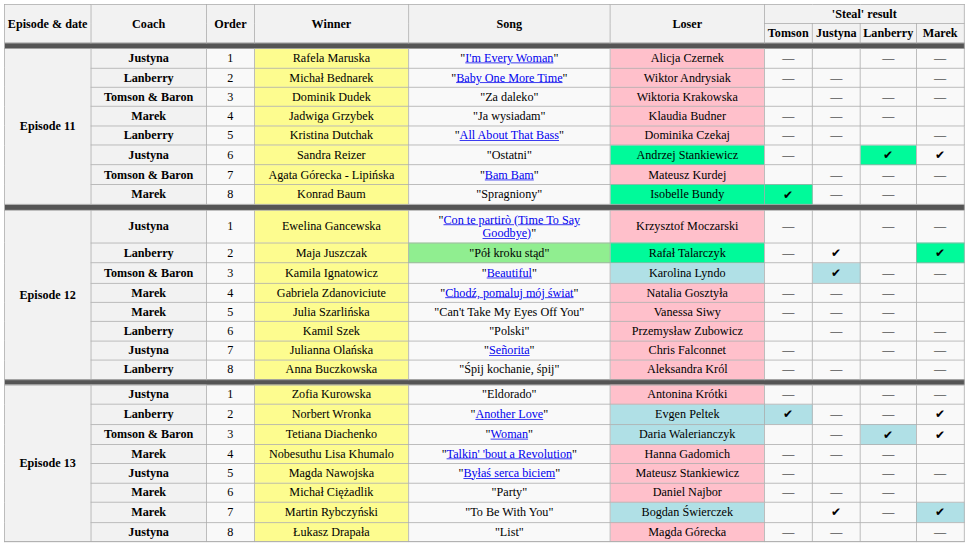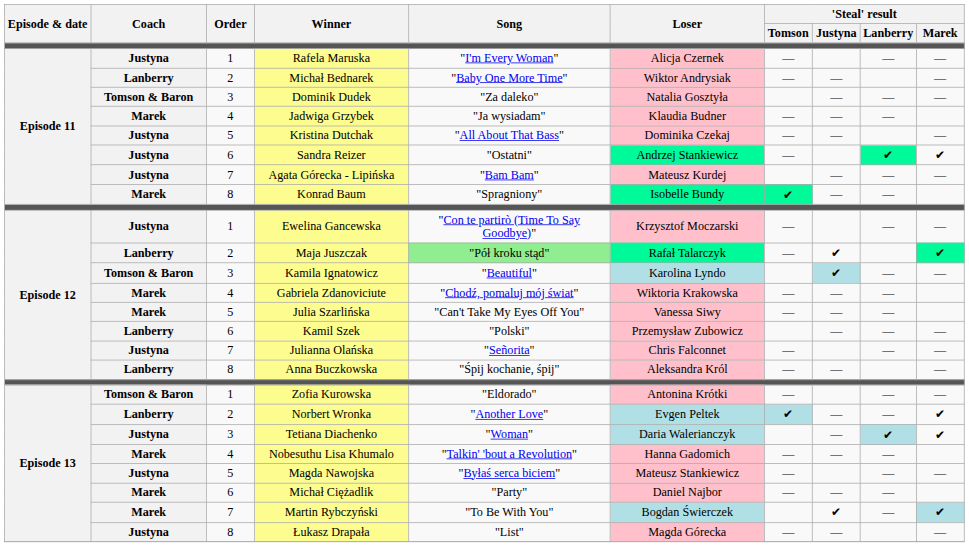(687, 96) Wiktoria Krakowska -> (687, 96) Natalia Gosztyła
(149, 135) Lanberry -> (149, 135) Justyna
(149, 174) Tomson & Baron -> (149, 174) Justyna
(687, 292) Natalia Gosztyła -> (687, 292) Wiktoria Krakowska
(149, 394) Justyna -> (149, 394) Tomson & Baron
(149, 434) Tomson & Baron -> (149, 434) Justyna
